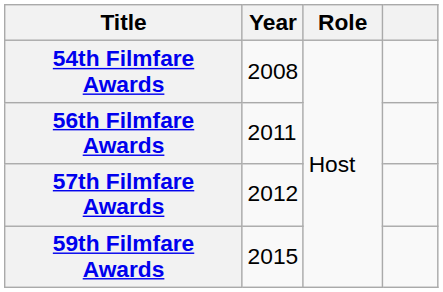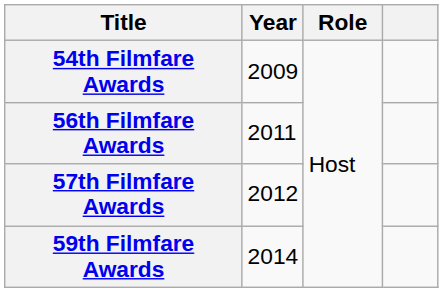(273, 71) 2008 -> (273, 71) 2009
(273, 256) 2015 -> (273, 256) 2014
